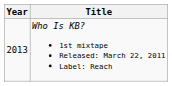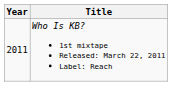(17, 50) 2013 -> (17, 50) 2011
